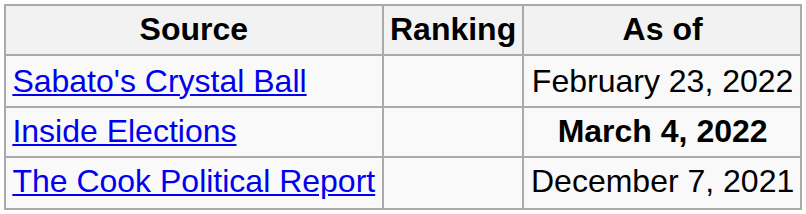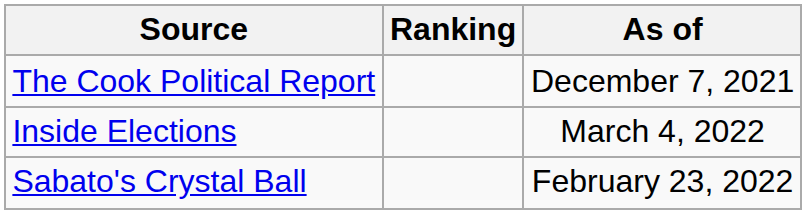rows swapped: (194, 182) <-> (160, 80)
(663, 131) bold -> (663, 131) normal
